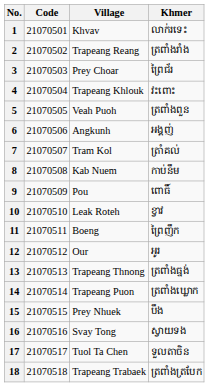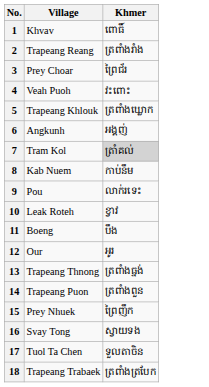- column: (47, 12)
(169, 30) លាក់រទេះ -> (115, 30) ពោធិ៍
(108, 91) Trapeang Khlouk -> (49, 91) Veah Puoh
(94, 111) Veah Puoh -> (62, 111) Trapeang Khlouk
(170, 110) ត្រពាំងពួន -> (129, 110) ត្រពាំងឃ្លោក
(165, 150) no background -> (119, 150) lightgrey background
(160, 190) ពោធិ៍ -> (123, 190) លាក់រទេះ
(165, 230) ព្រៃញឹក -> (111, 230) បឹង
(175, 291) ត្រពាំងឃ្លោក -> (124, 291) ត្រពាំងពួន
(157, 311) បឹង -> (119, 311) ព្រៃញឹក
